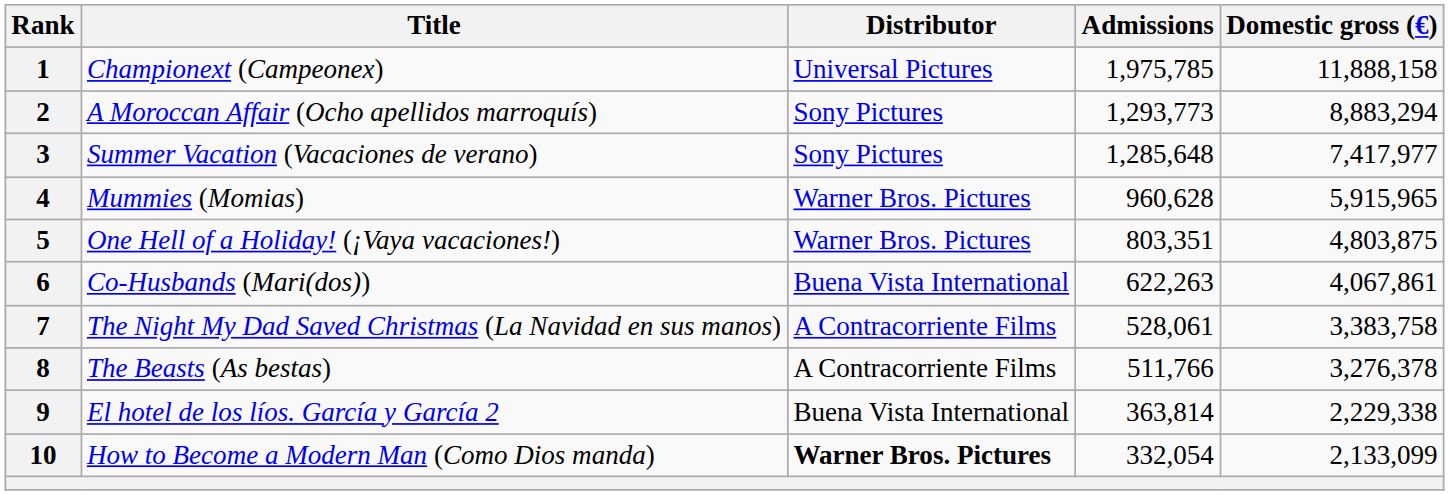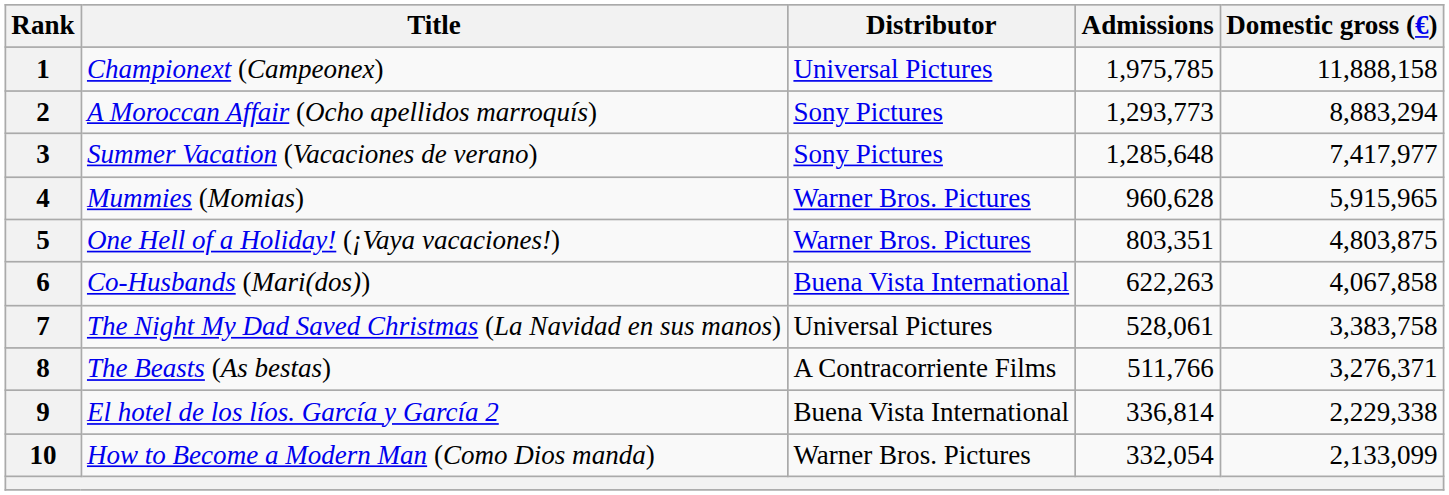(1384, 283) 4,067,861 -> (1384, 283) 4,067,858
(925, 326) A Contracorriente Films -> (893, 326) Universal Pictures
(1384, 369) 3,276,378 -> (1384, 369) 3,276,371
(1170, 411) 363,814 -> (1170, 411) 336,814
(922, 454) bold -> (912, 454) normal
